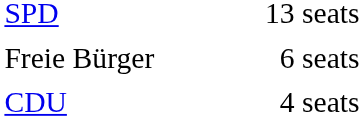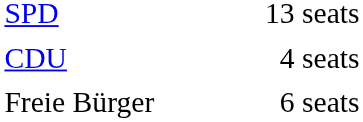rows swapped: (79, 58) <-> (36, 102)
